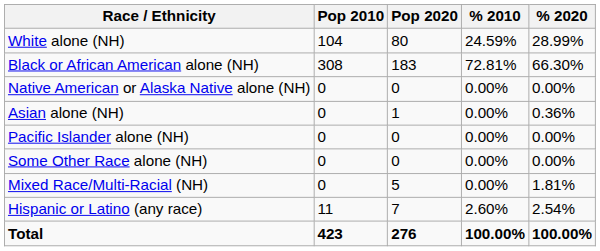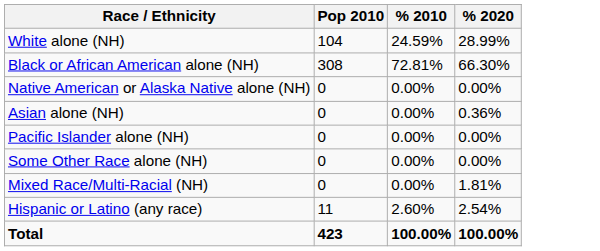- column: (425, 16)
